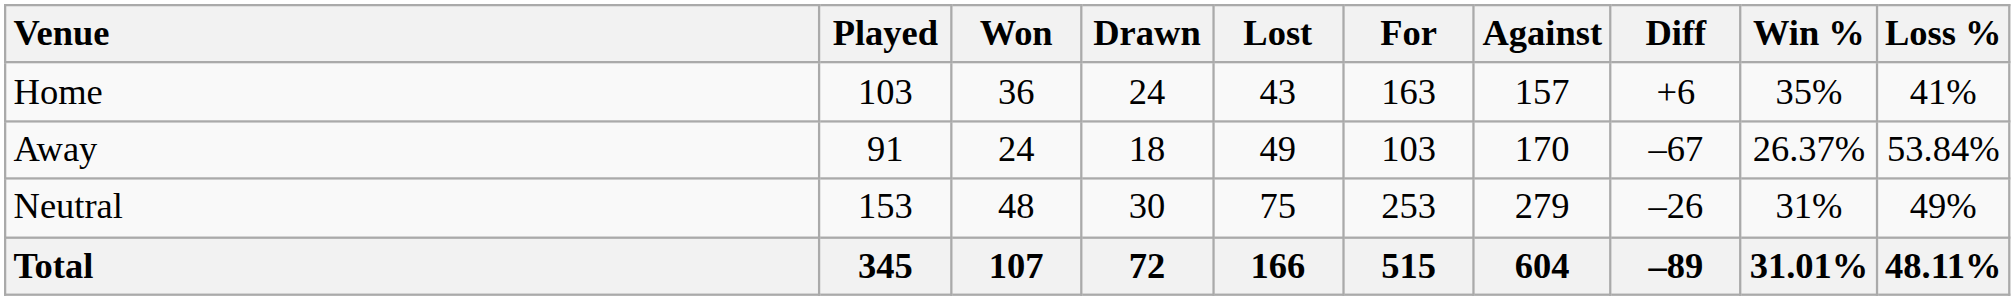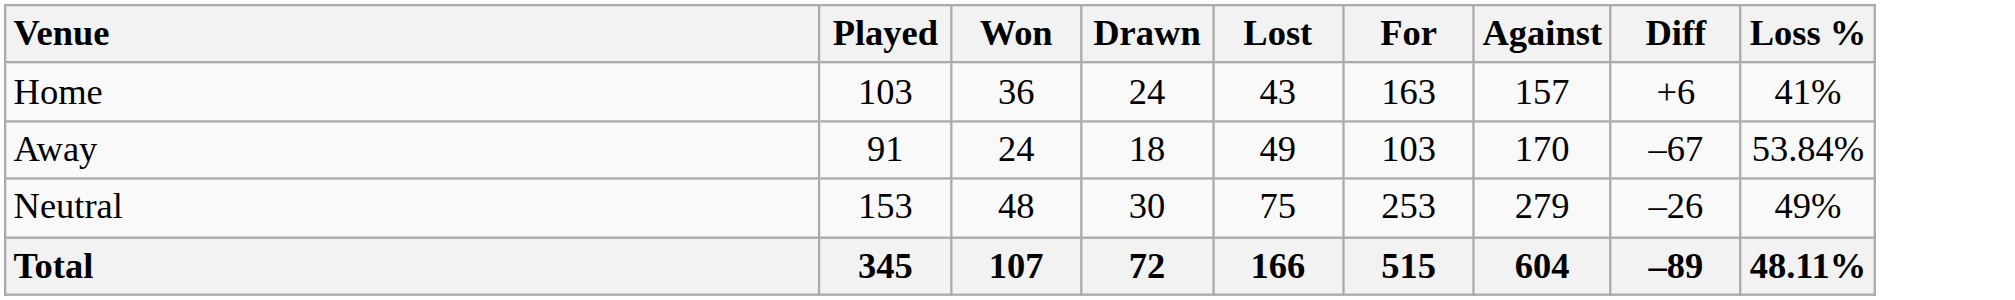- column: (1809, 33)
